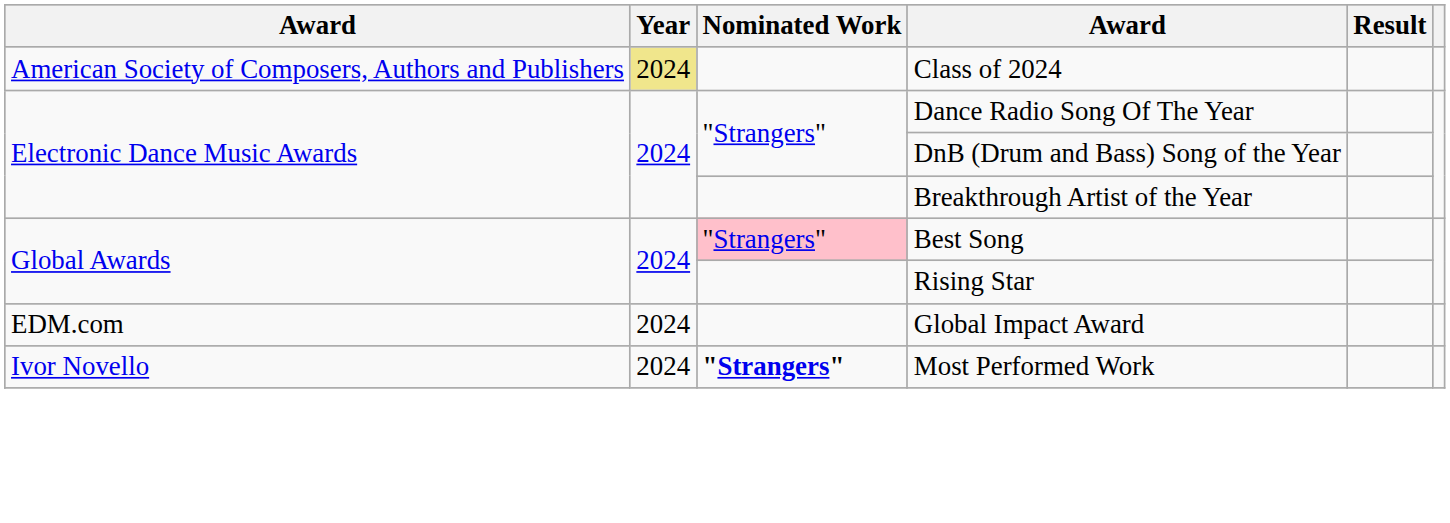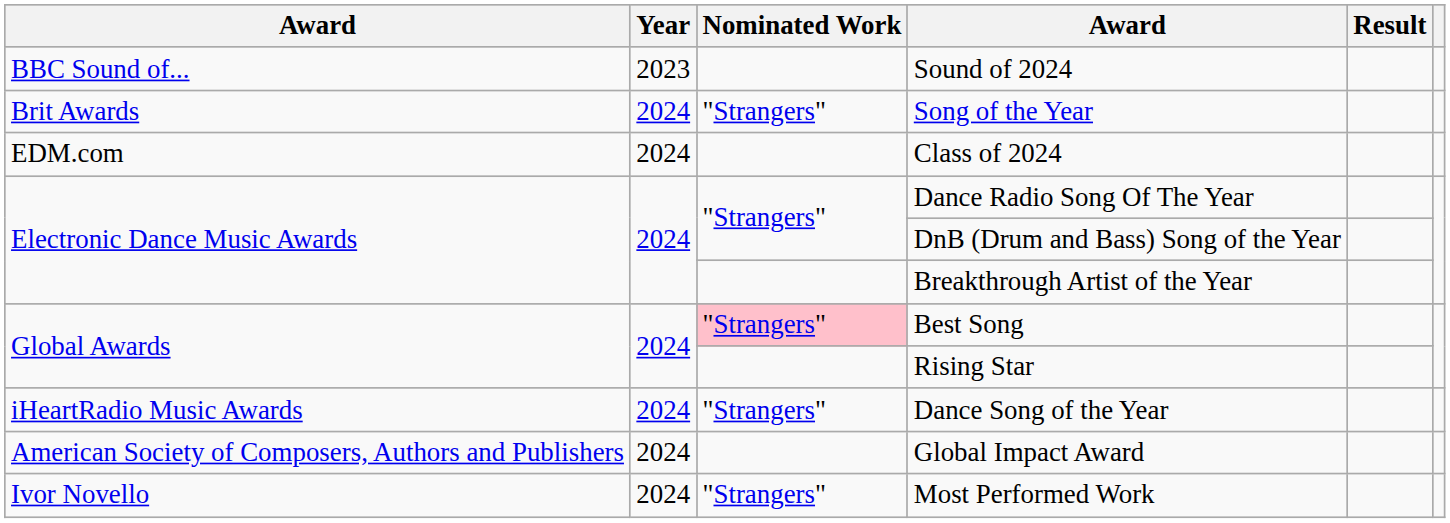+ row: (993, 68)
+ row: (1003, 111)
(318, 68) American Society of Composers, Authors and Publishers -> (67, 153) EDM.com
(663, 68) khaki background -> (663, 153) no background
+ row: (1041, 409)
(67, 324) EDM.com -> (318, 452) American Society of Composers, Authors and Publishers
(773, 366) bold -> (764, 494) normal
